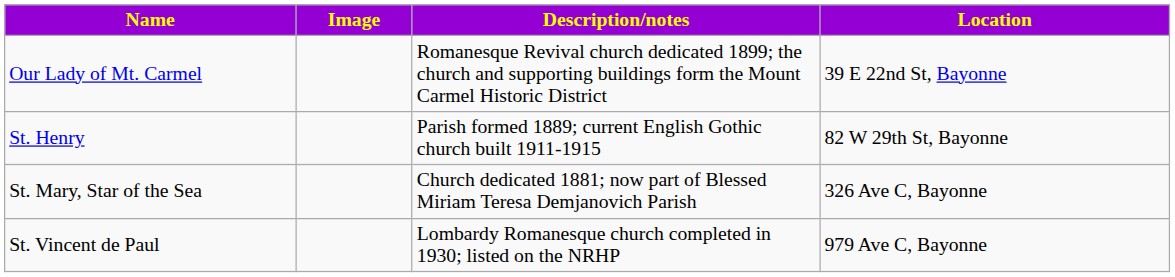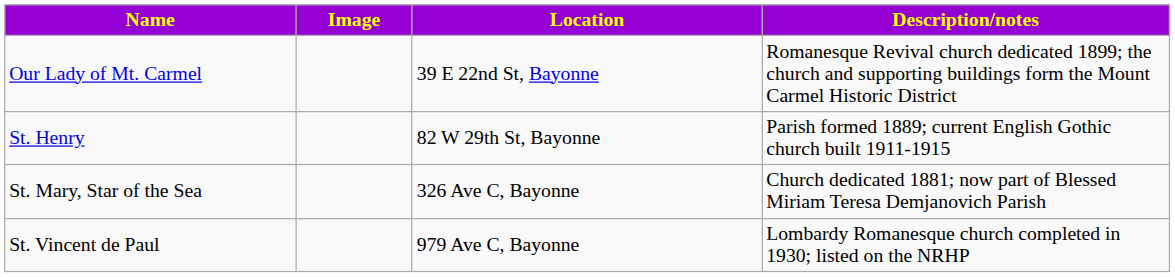columns swapped: (995, 20) <-> (616, 20)
